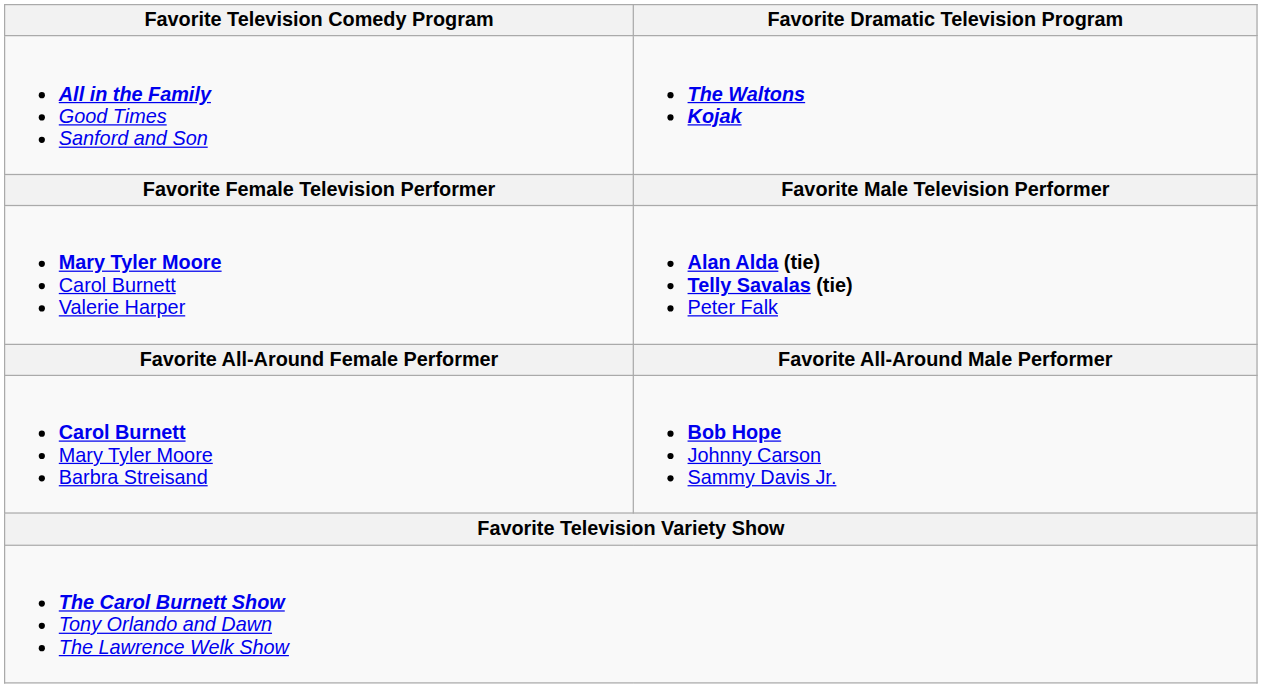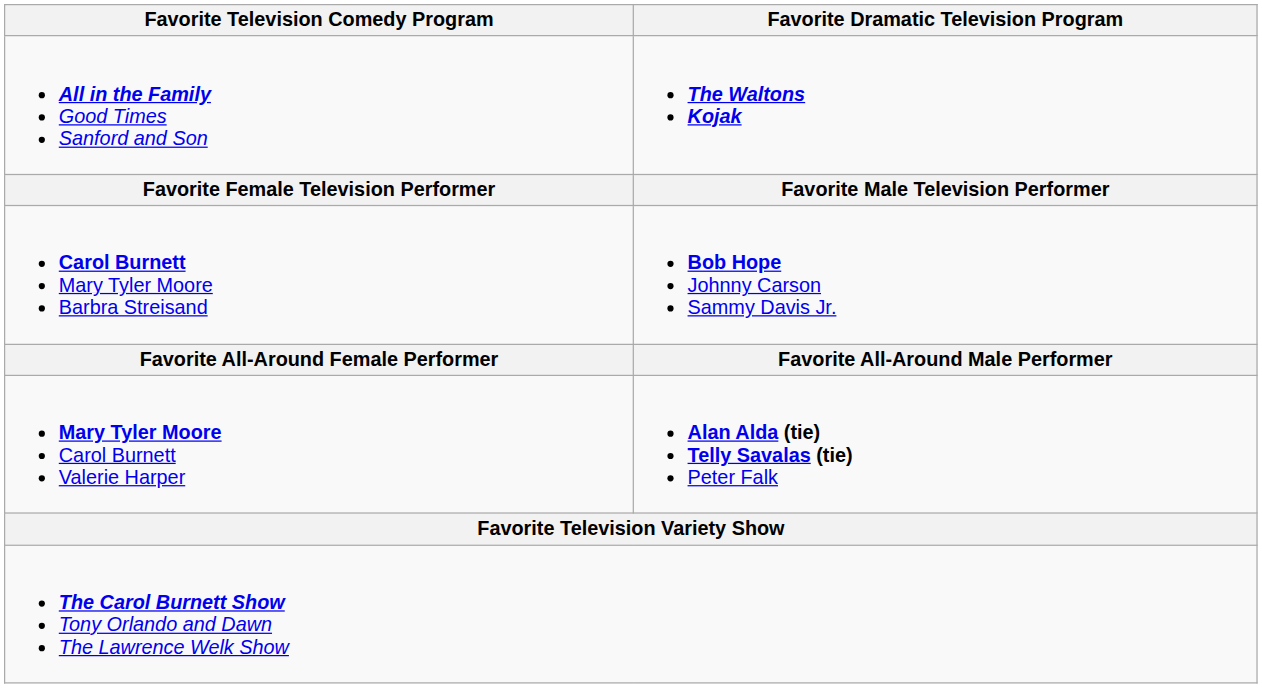rows swapped: (319, 286) <-> (319, 455)
